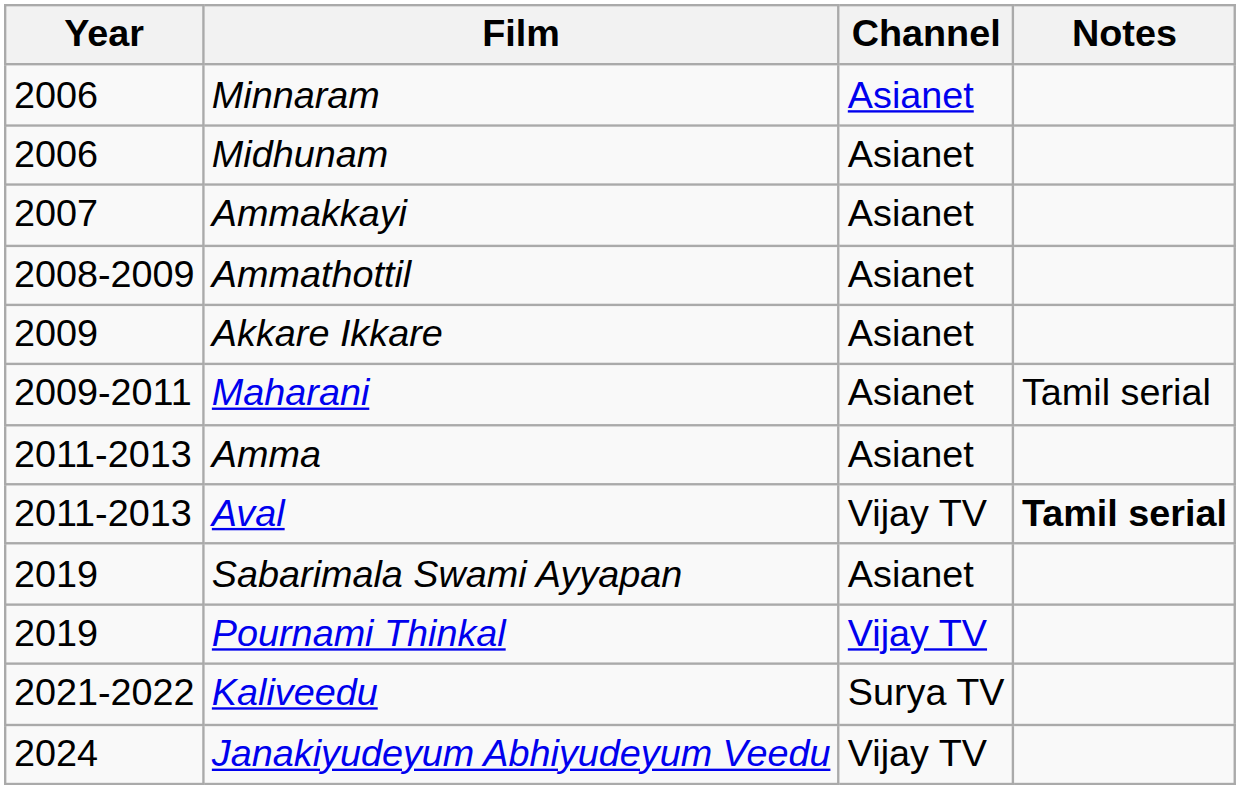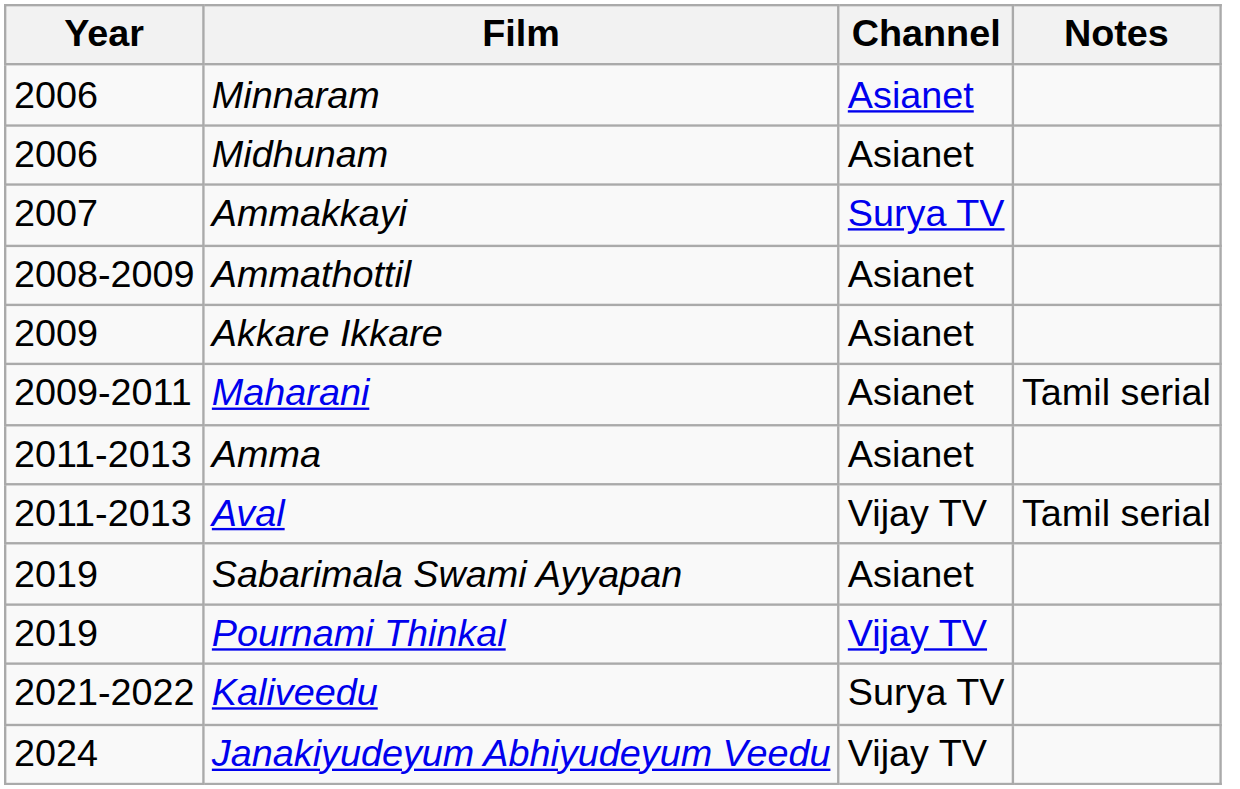(911, 214) Asianet -> (926, 214) Surya TV
(1124, 513) bold -> (1116, 513) normal
